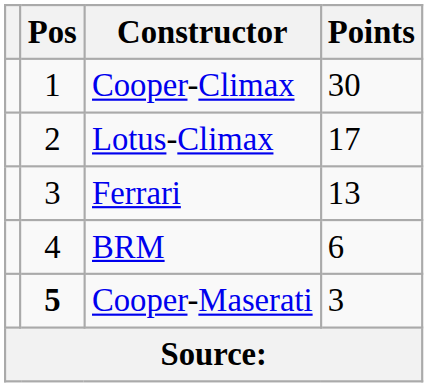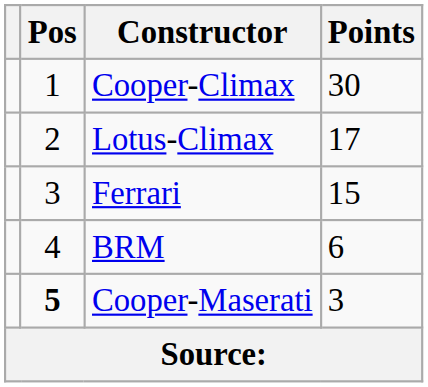(344, 193) 13 -> (344, 193) 15
